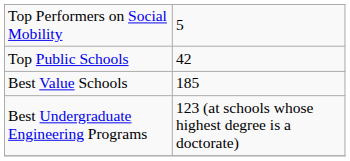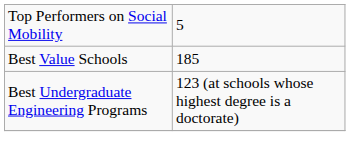- row: (68, 58)
